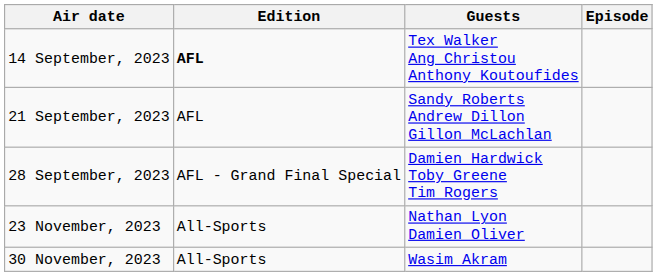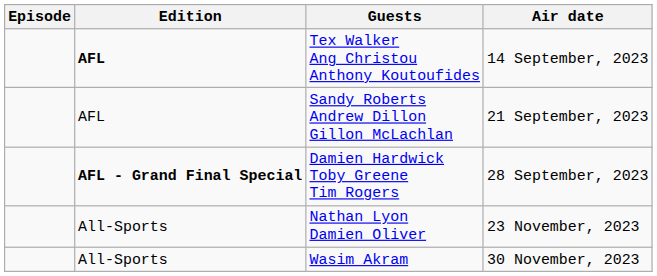columns swapped: (617, 17) <-> (89, 17)
(289, 176) normal -> (190, 176) bold
